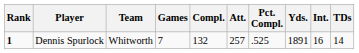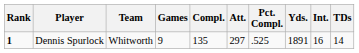(160, 40) 7 -> (160, 40) 9
(200, 40) 132 -> (200, 40) 135
(237, 40) 257 -> (237, 40) 297
